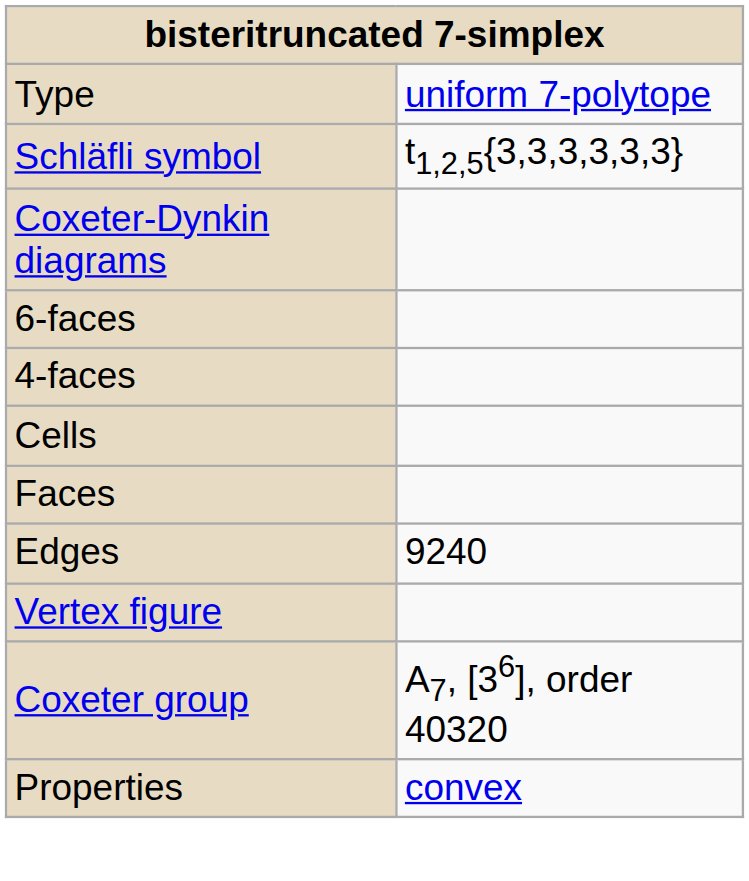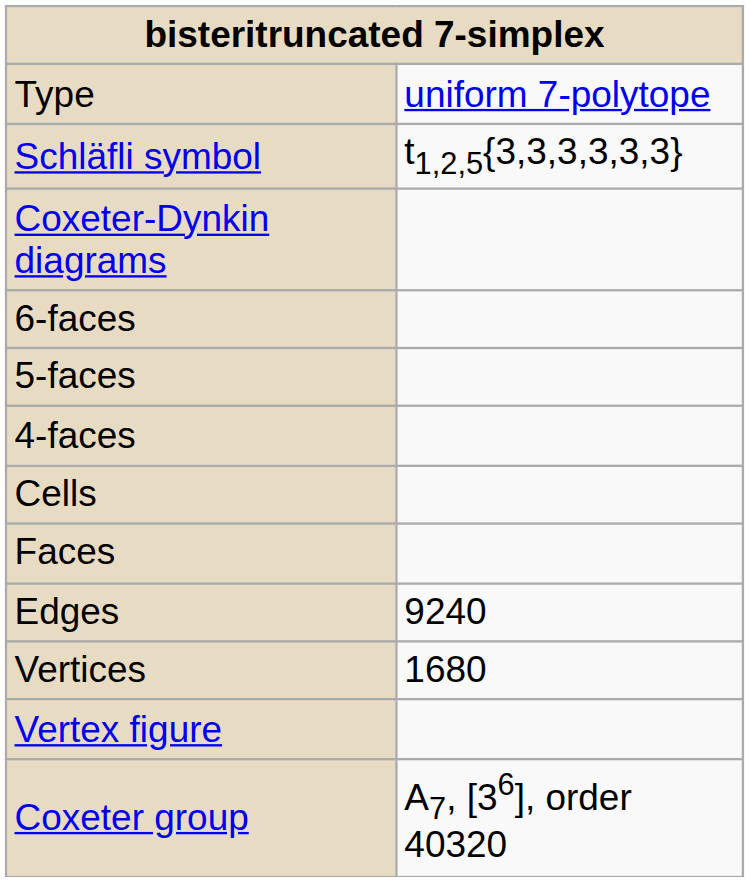+ row: (75, 376)
+ row: (80, 669)
- row: (99, 787)
